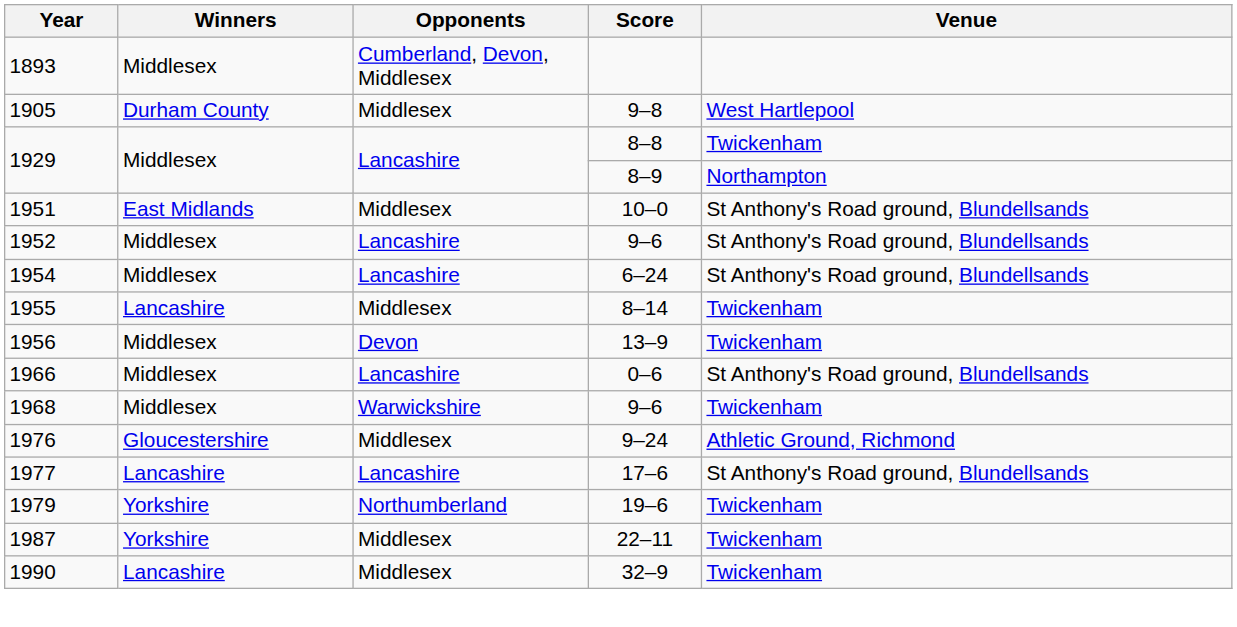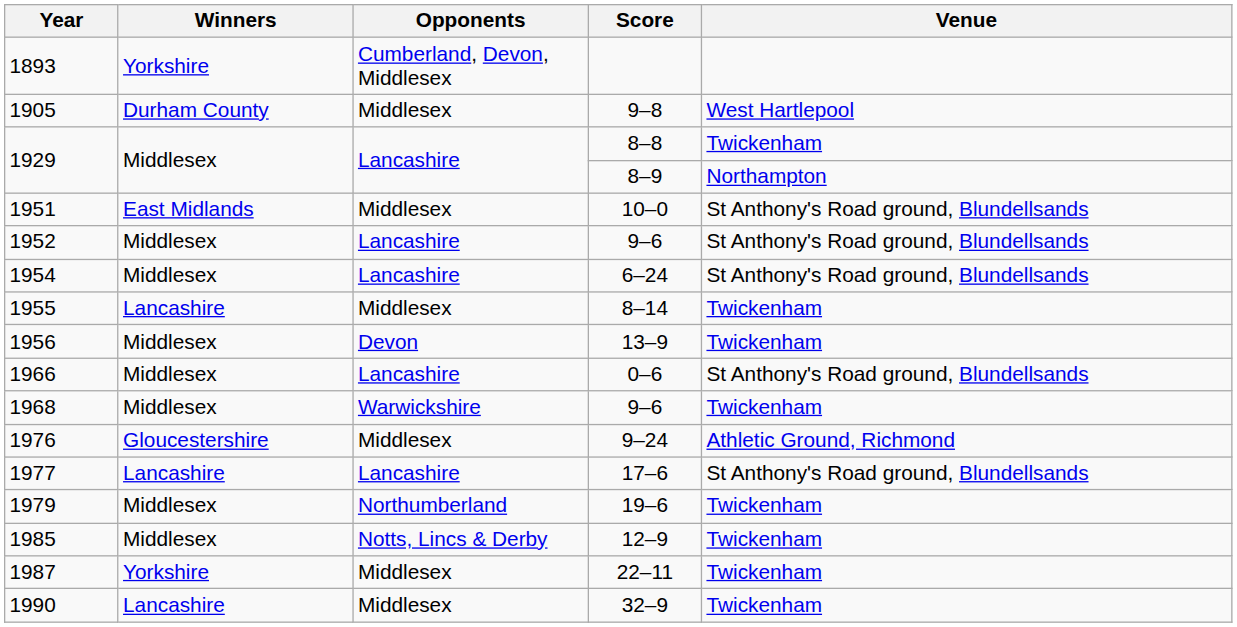(170, 65) Middlesex -> (166, 65) Yorkshire
(166, 506) Yorkshire -> (170, 506) Middlesex
+ row: (33, 539)
